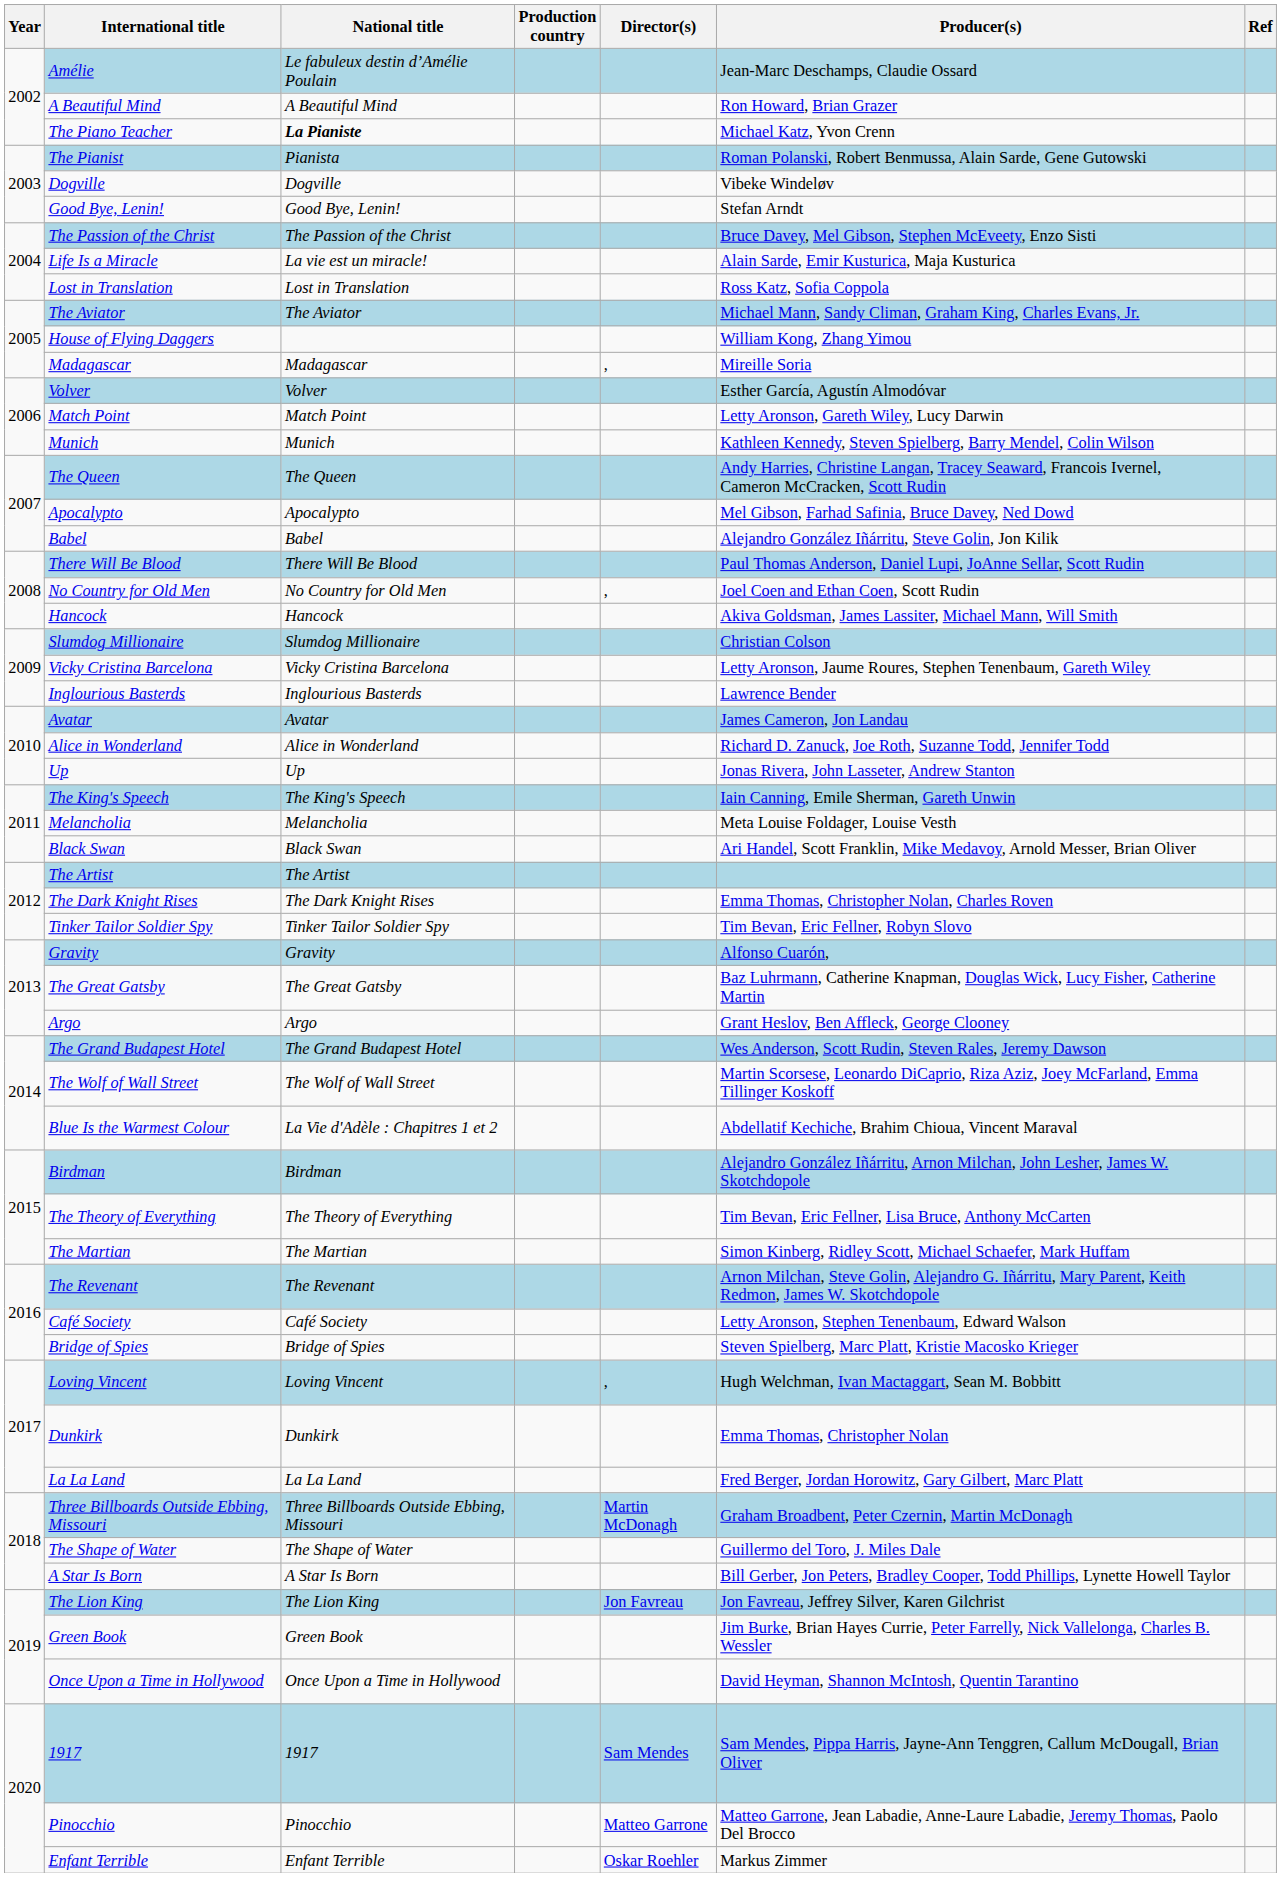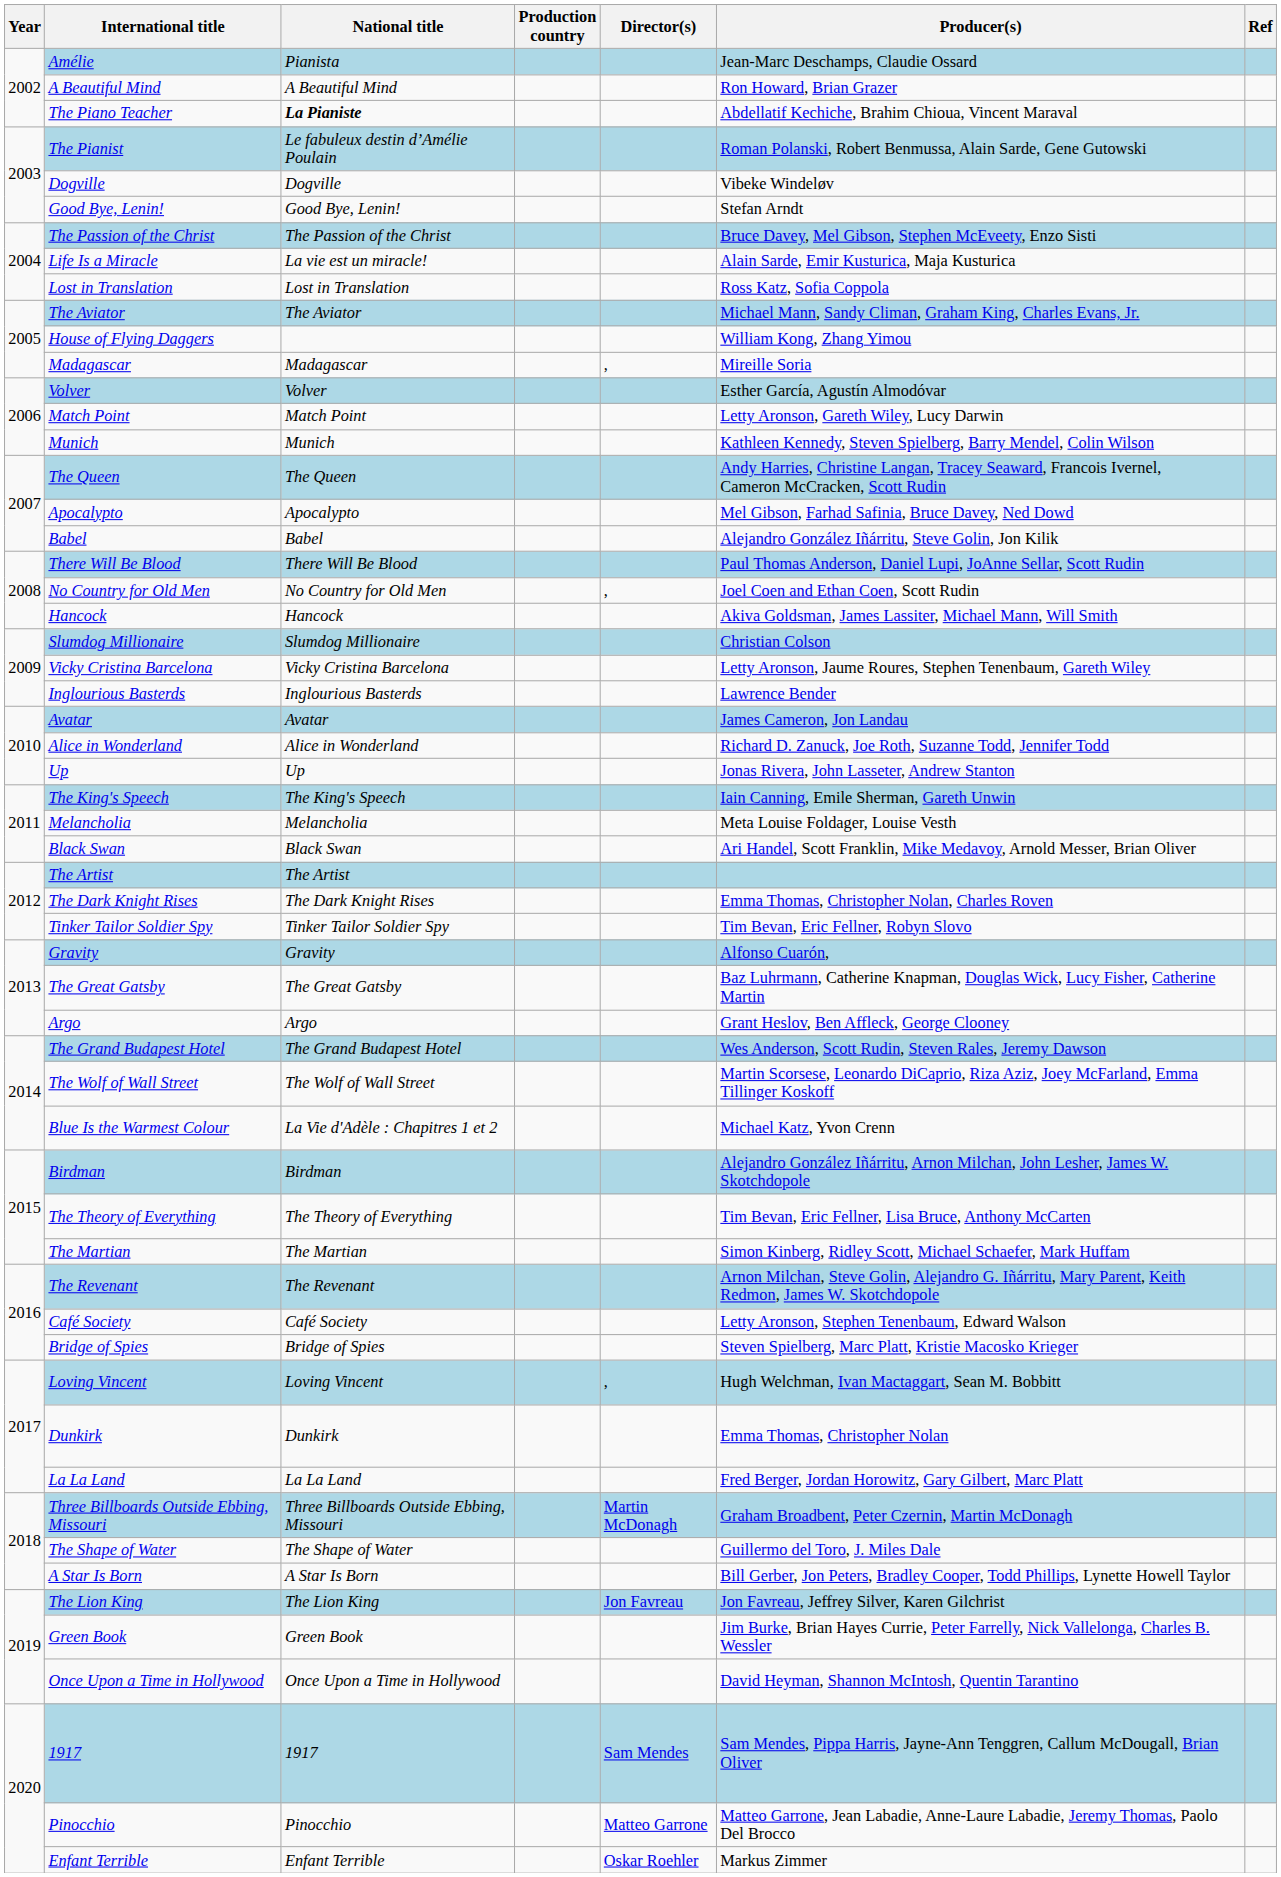(376, 70) Le fabuleux destin d’Amélie Poulain -> (312, 61) Pianista
(808, 131) Michael Katz, Yvon Crenn -> (899, 113) Abdellatif Kechiche, Brahim Chioua, Vincent Maraval
(312, 157) Pianista -> (376, 148) Le fabuleux destin d’Amélie Poulain
(899, 1127) Abdellatif Kechiche, Brahim Chioua, Vincent Maraval -> (808, 1127) Michael Katz, Yvon Crenn
